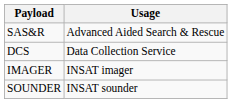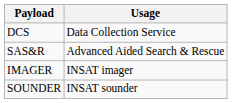rows swapped: (18, 51) <-> (26, 32)
